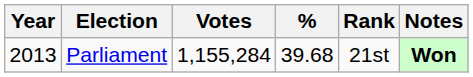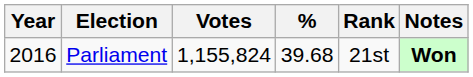(33, 54) 2013 -> (33, 54) 2016
(224, 54) 1,155,284 -> (224, 54) 1,155,824
